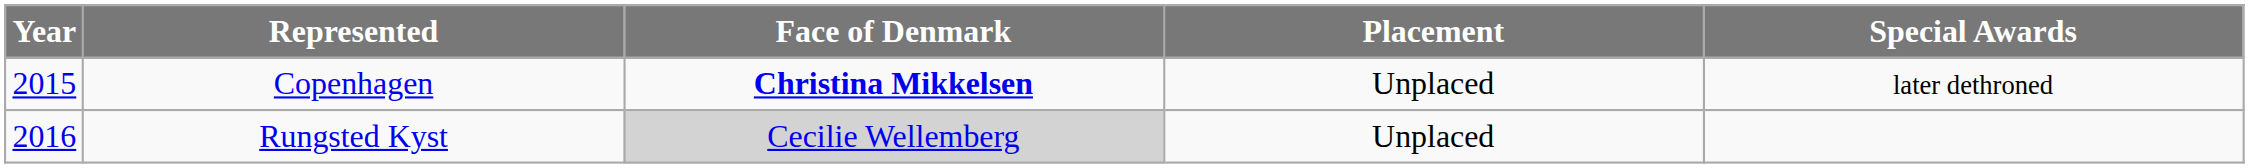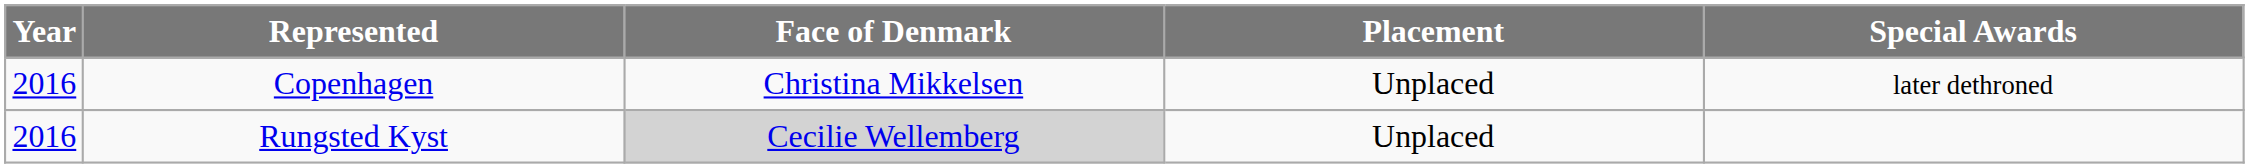(44, 83) 2015 -> (44, 83) 2016
(893, 83) bold -> (893, 83) normal
